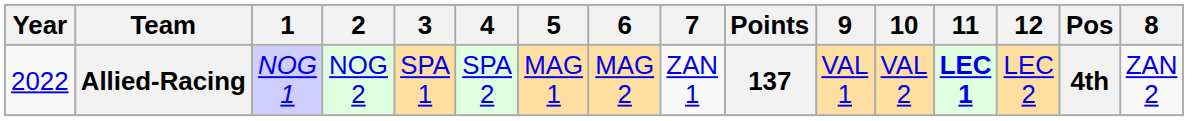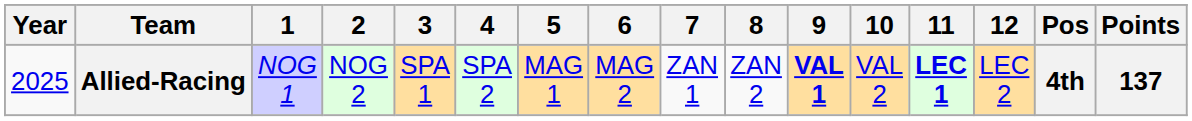columns swapped: (1152, 25) <-> (770, 25)
(40, 80) 2022 -> (40, 80) 2025
(845, 80) normal -> (819, 80) bold
